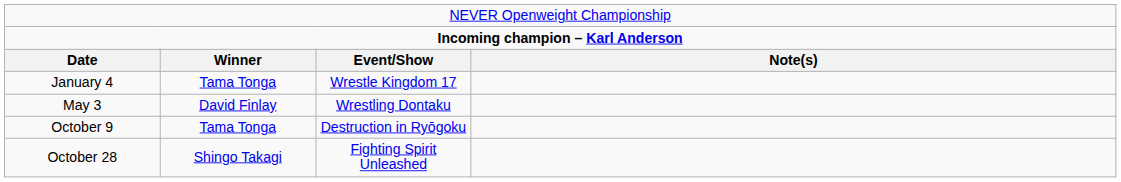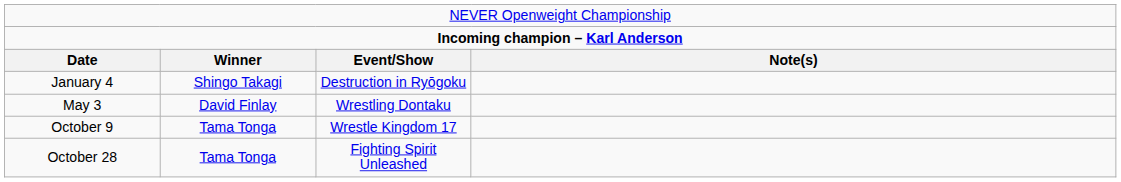(238, 82) Tama Tonga -> (238, 82) Shingo Takagi
(393, 82) Wrestle Kingdom 17 -> (393, 82) Destruction in Ryōgoku
(393, 127) Destruction in Ryōgoku -> (393, 127) Wrestle Kingdom 17
(238, 157) Shingo Takagi -> (238, 157) Tama Tonga
